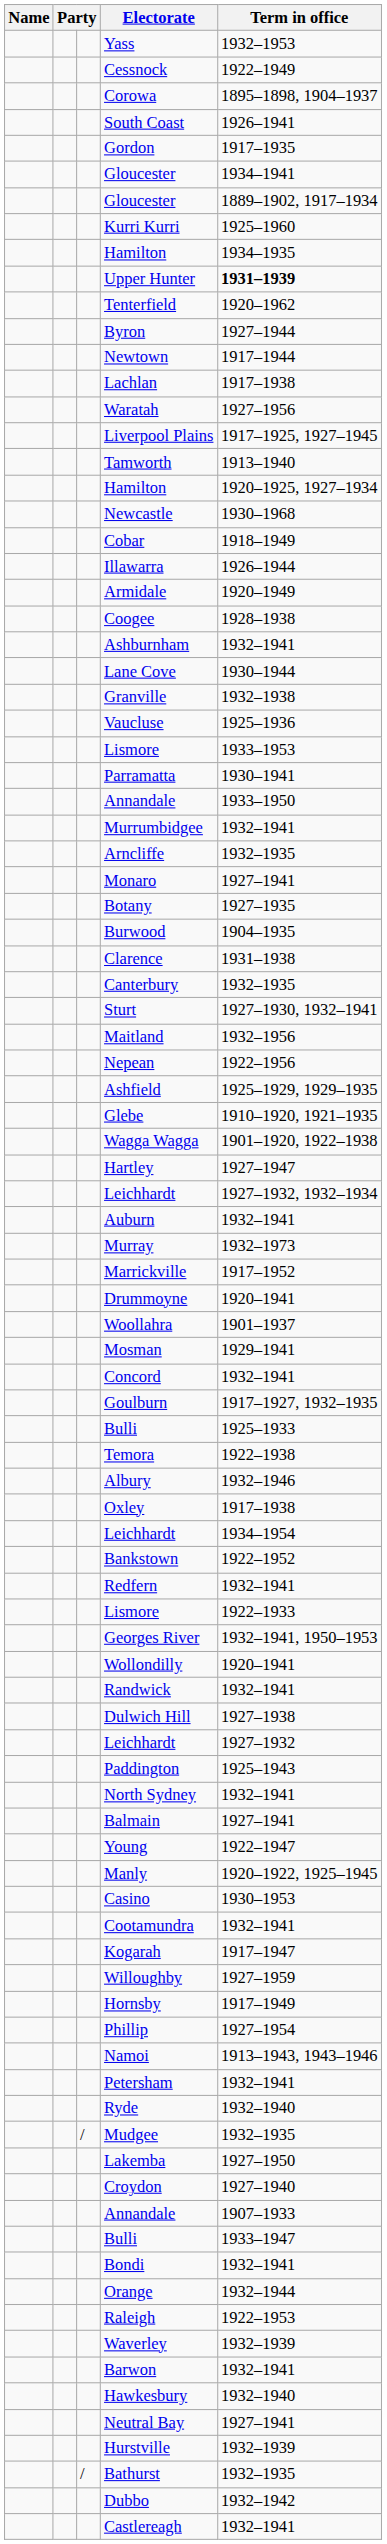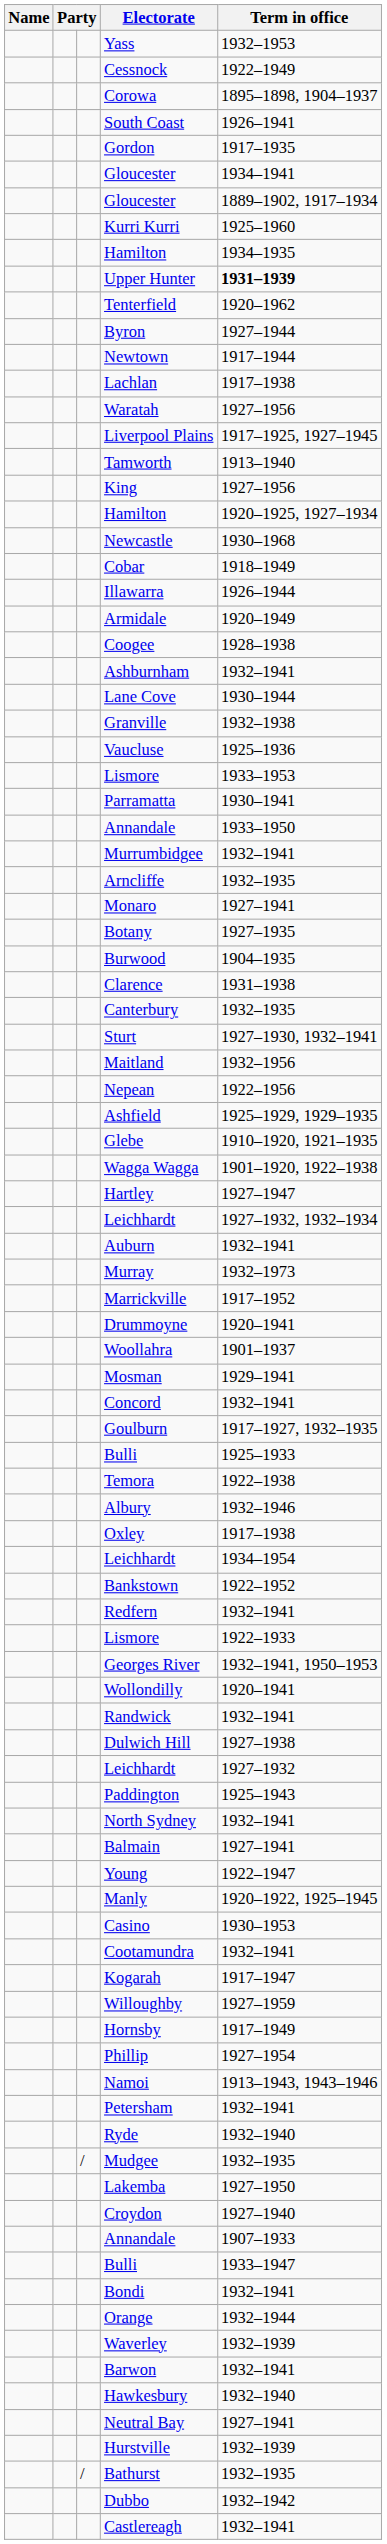+ row: (88, 488)
- row: (88, 2318)
